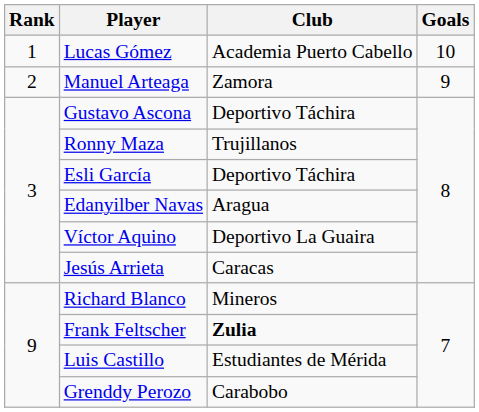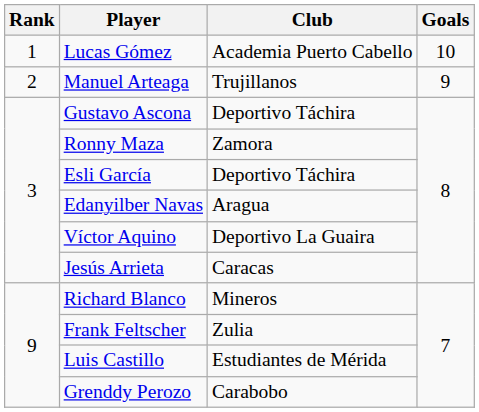(242, 81) Zamora -> (254, 81) Trujillanos
(254, 143) Trujillanos -> (242, 143) Zamora
(234, 329) bold -> (233, 329) normal
